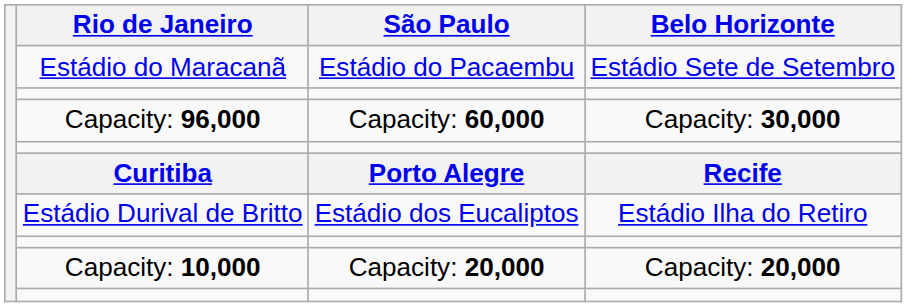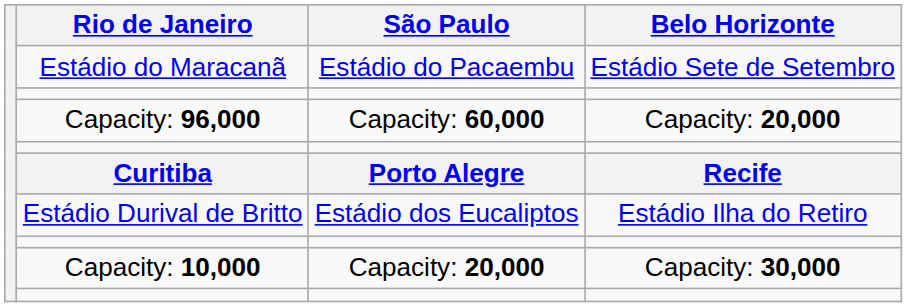(743, 119) Capacity: 30,000 -> (743, 119) Capacity: 20,000
(743, 268) Capacity: 20,000 -> (743, 268) Capacity: 30,000
